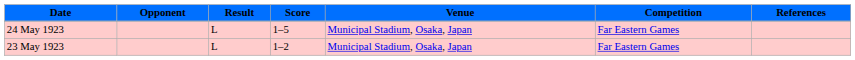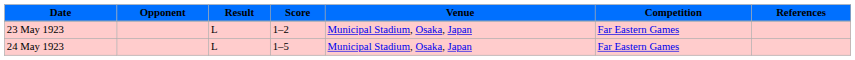rows swapped: (35, 47) <-> (35, 30)
